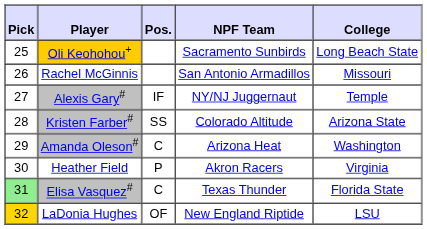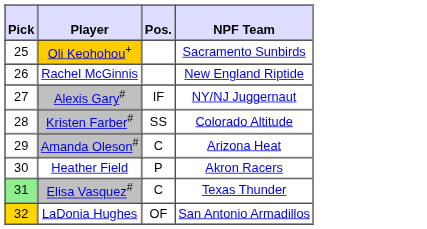- column: (367, 29)
(244, 74) San Antonio Armadillos -> (244, 74) New England Riptide
(244, 213) New England Riptide -> (244, 213) San Antonio Armadillos
